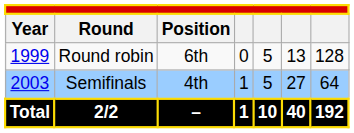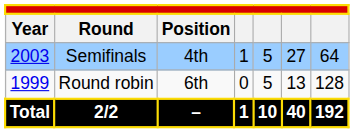rows swapped: (106, 56) <-> (106, 83)
